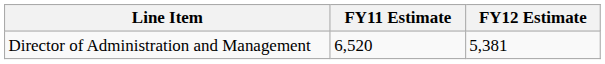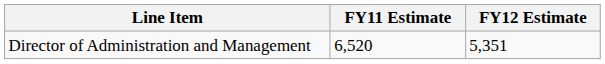(488, 44) 5,381 -> (488, 44) 5,351
